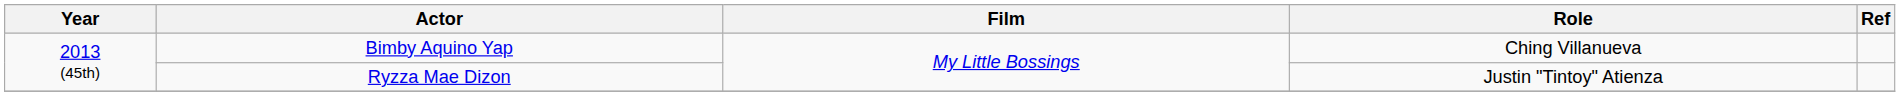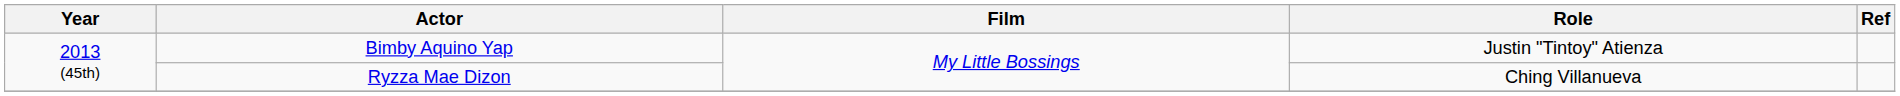(1573, 47) Ching Villanueva -> (1573, 47) Justin "Tintoy" Atienza
(1573, 76) Justin "Tintoy" Atienza -> (1573, 76) Ching Villanueva
